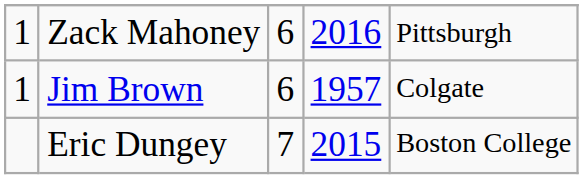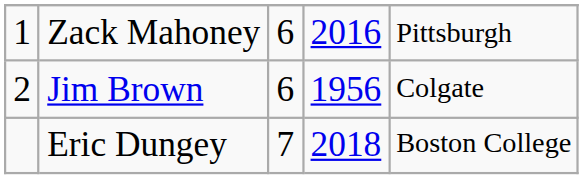(22, 88) 1 -> (22, 88) 2
(346, 88) 1957 -> (346, 88) 1956
(346, 144) 2015 -> (346, 144) 2018
